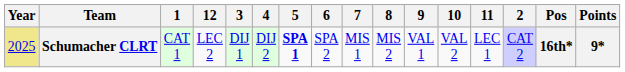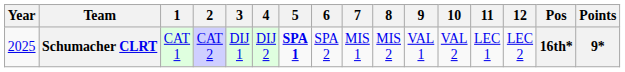columns swapped: (520, 15) <-> (210, 15)
(22, 46) khaki background -> (22, 46) no background
